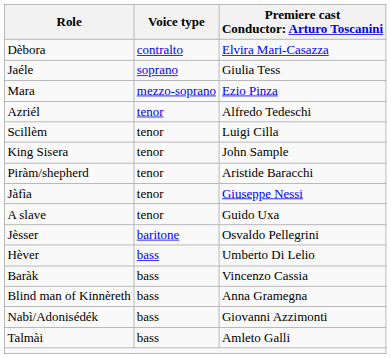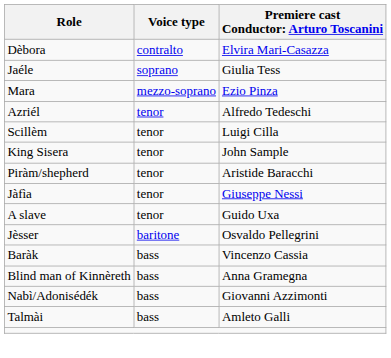- row: (23, 255)
